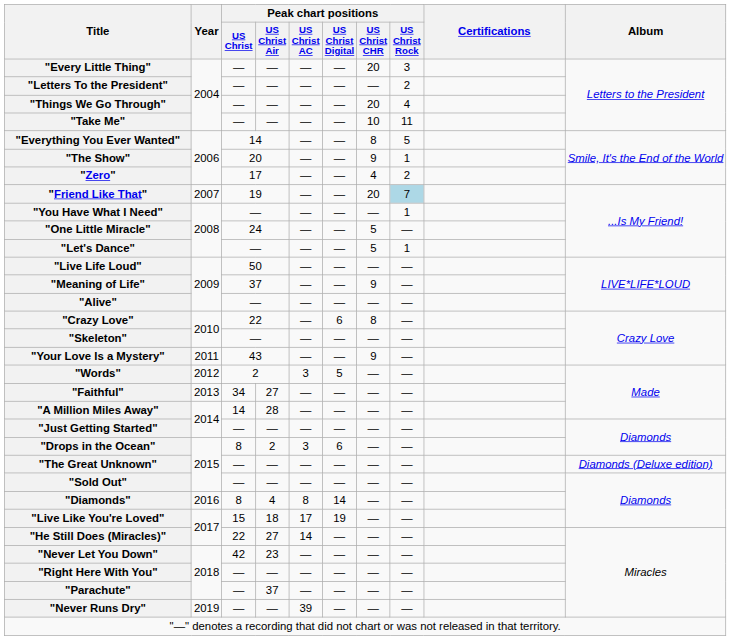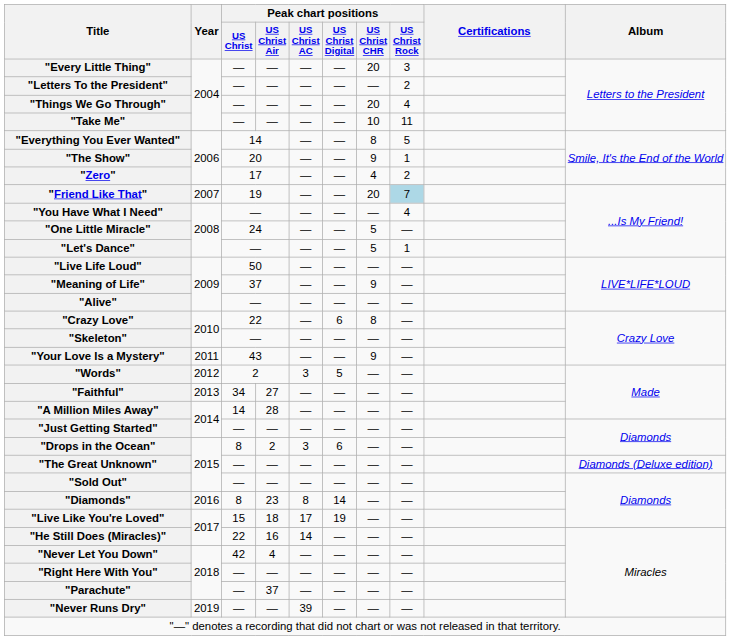(407, 212) 1 -> (407, 212) 4
(272, 500) 4 -> (272, 500) 23
(272, 536) 27 -> (272, 536) 16
(272, 554) 23 -> (272, 554) 4
